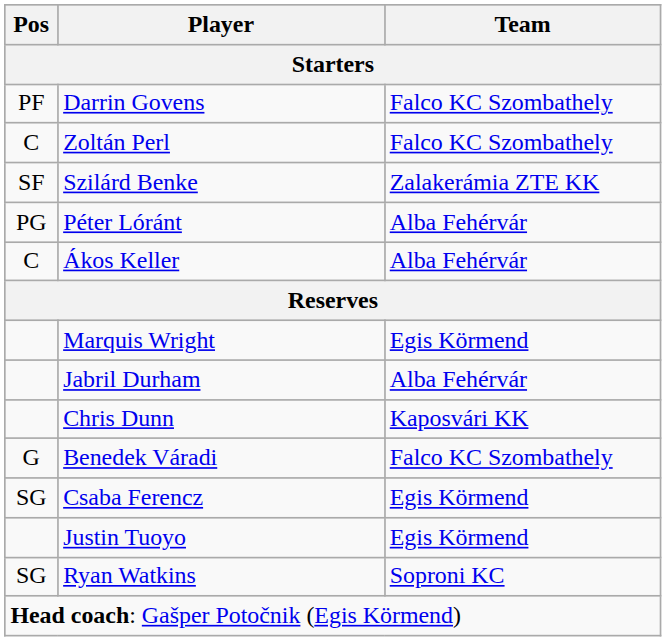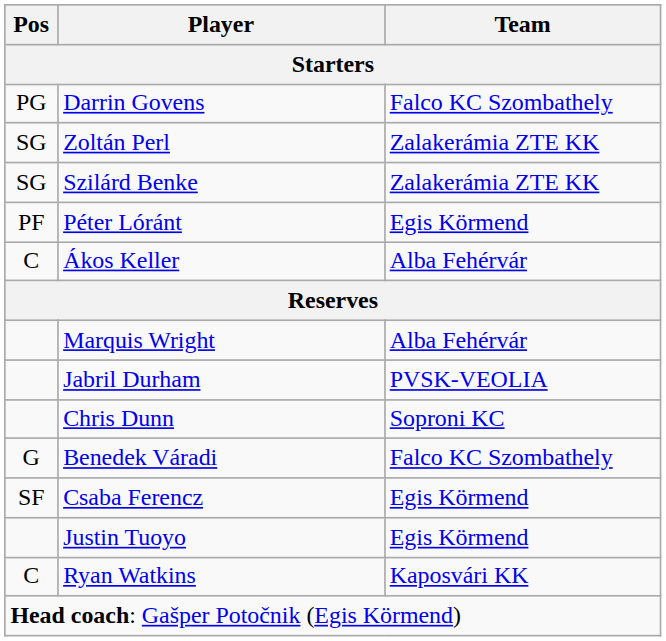(31, 103) PF -> (31, 103) PG
(31, 142) C -> (31, 142) SG
(501, 142) Falco KC Szombathely -> (495, 142) Zalakerámia ZTE KK
(31, 182) SF -> (31, 182) SG
(31, 221) PG -> (31, 221) PF
(458, 221) Alba Fehérvár -> (459, 221) Egis Körmend
(459, 340) Egis Körmend -> (458, 340) Alba Fehérvár
(458, 379) Alba Fehérvár -> (469, 379) PVSK-VEOLIA
(459, 418) Kaposvári KK -> (447, 418) Soproni KC
(31, 497) SG -> (31, 497) SF
(31, 576) SG -> (31, 576) C
(447, 576) Soproni KC -> (459, 576) Kaposvári KK
